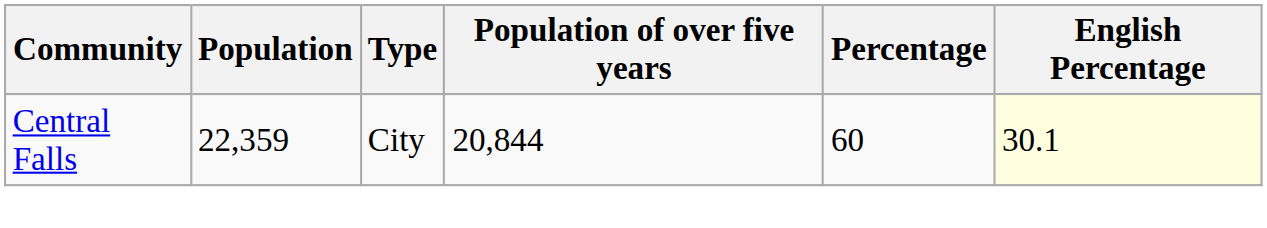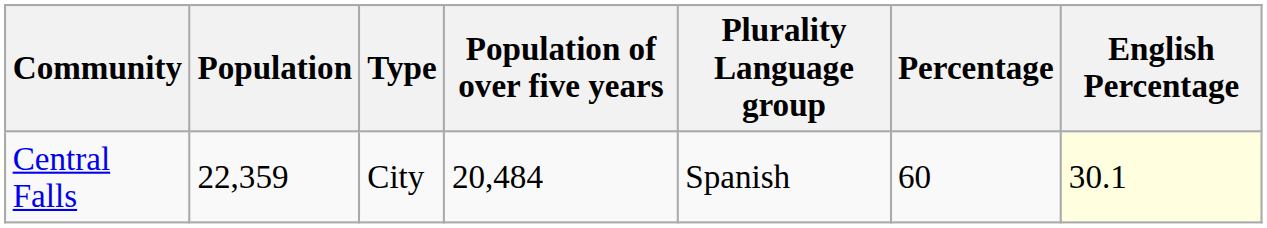+ column: (784, 68)
(498, 139) 20,844 -> (497, 176) 20,484
